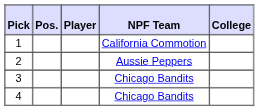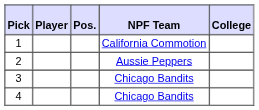columns swapped: (80, 25) <-> (47, 25)
